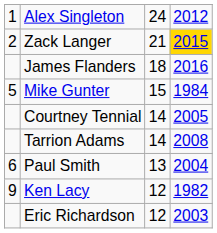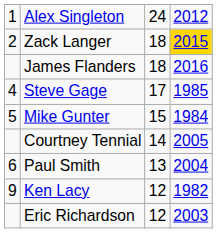(157, 41) 21 -> (157, 41) 18
+ row: (65, 91)
- row: (74, 141)
